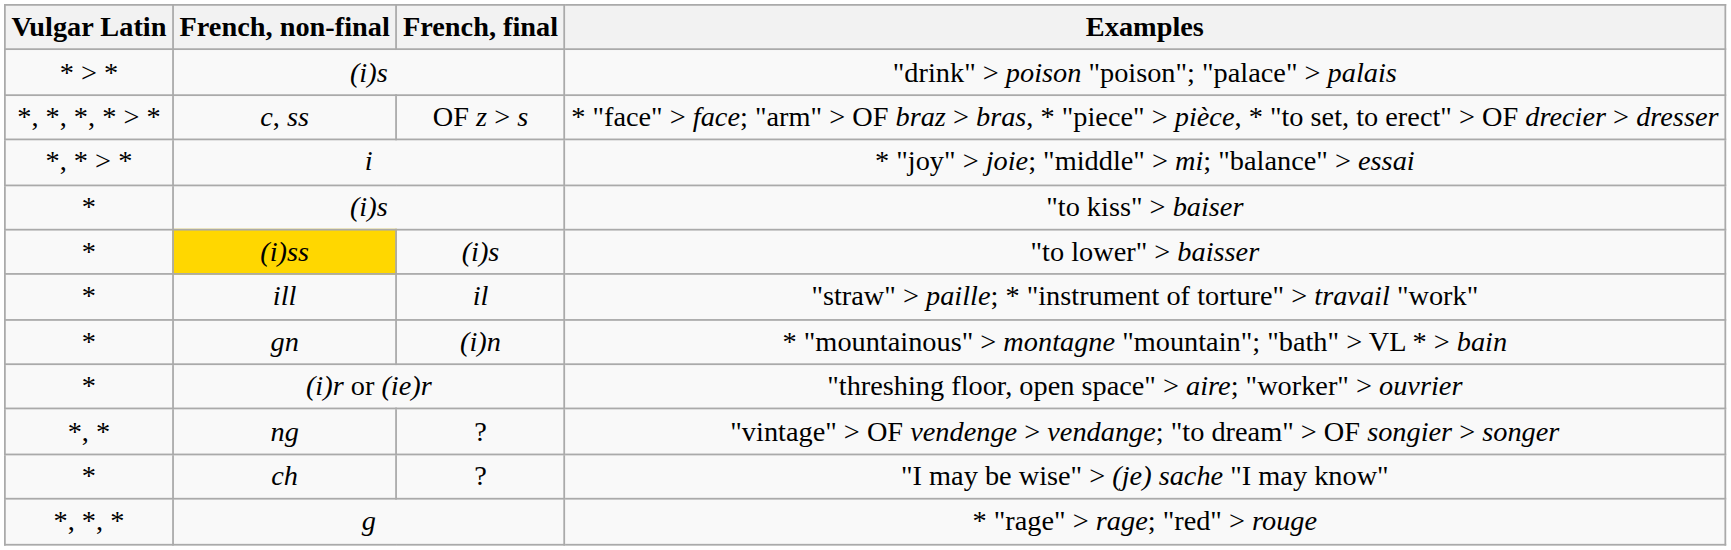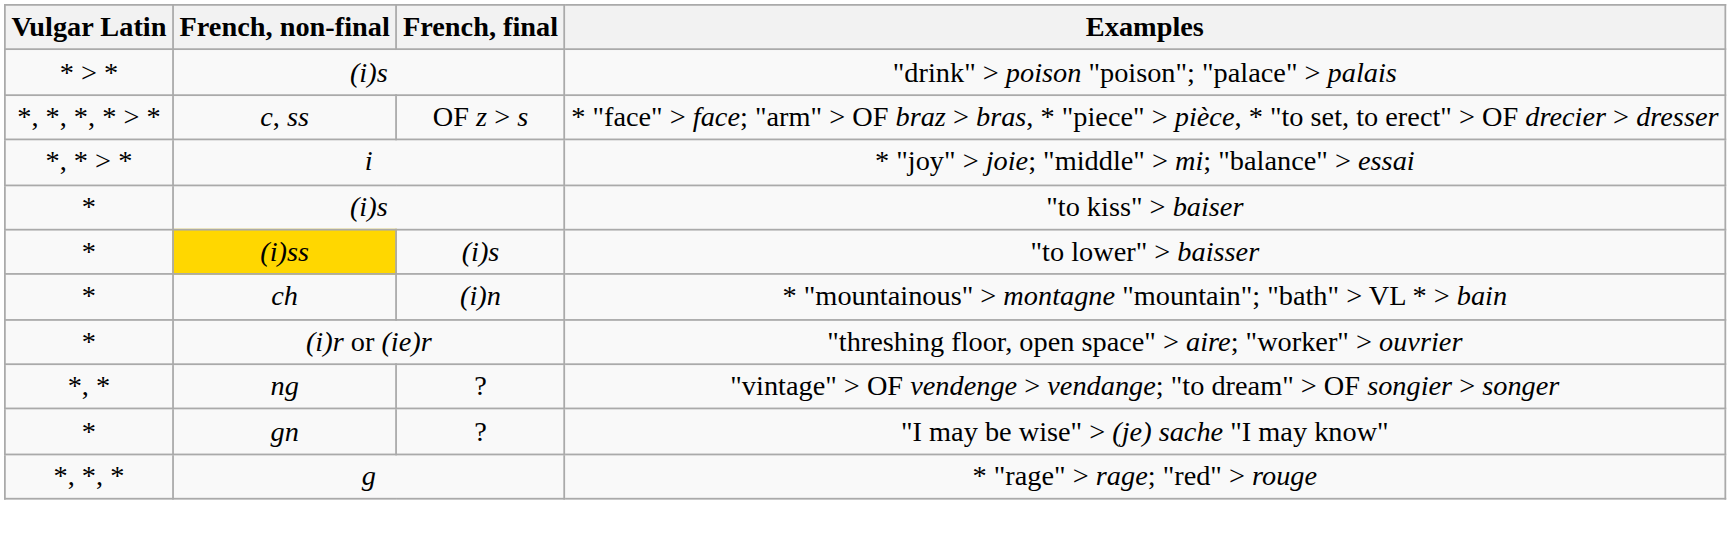- row: (1145, 296)
(285, 341) gn -> (285, 296) ch
(285, 476) ch -> (285, 431) gn
